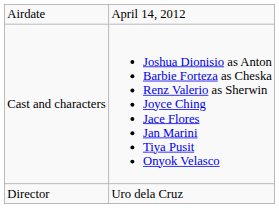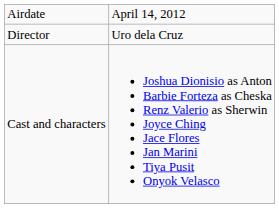rows swapped: (28, 193) <-> (56, 104)
